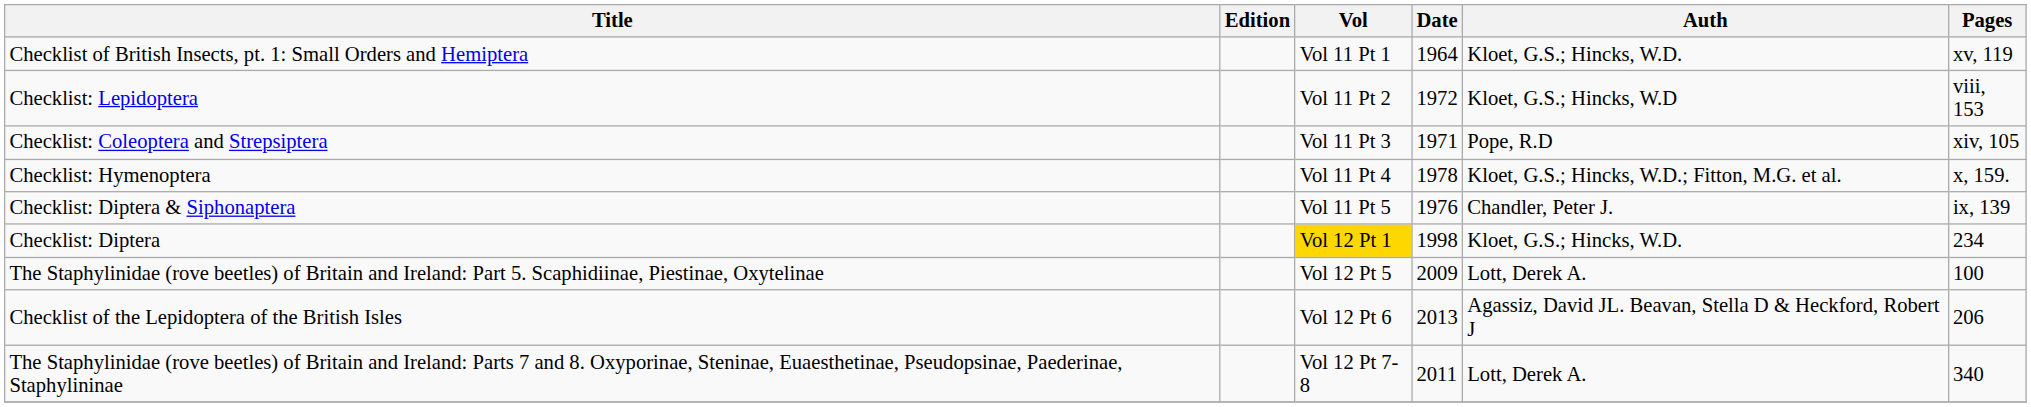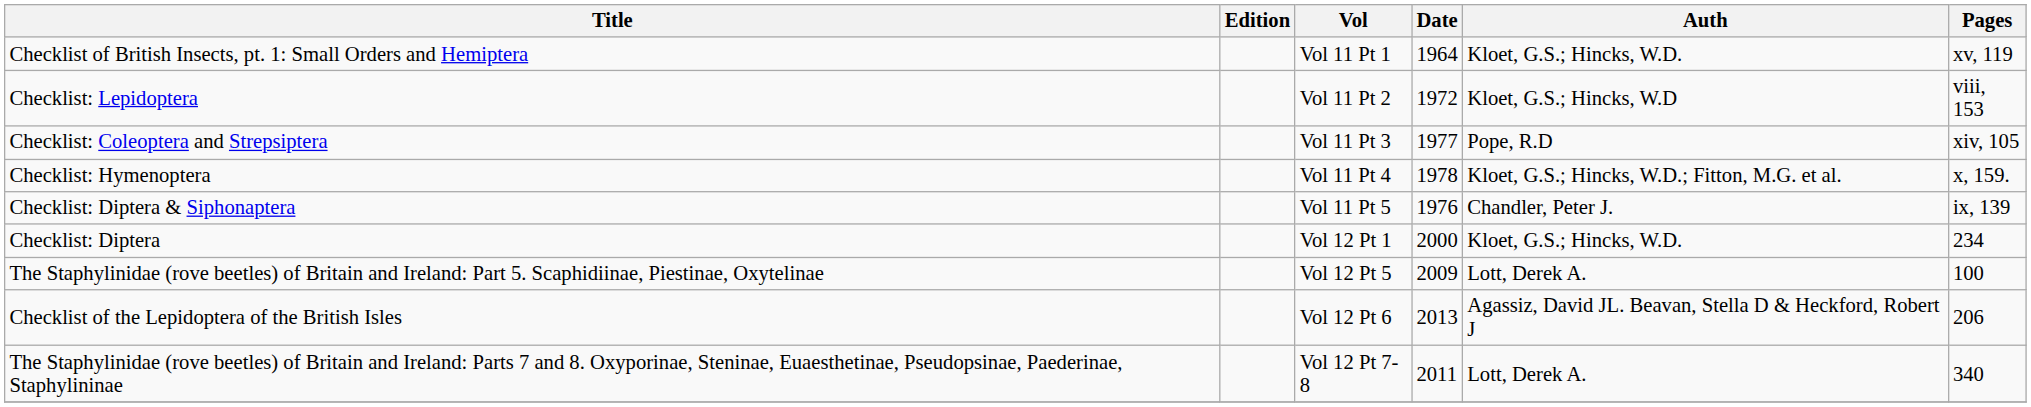(1437, 142) 1971 -> (1437, 142) 1977
(1346, 240) gold background -> (1346, 240) no background
(1437, 240) 1998 -> (1437, 240) 2000
